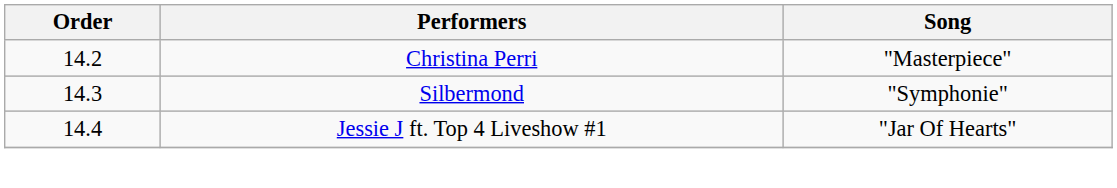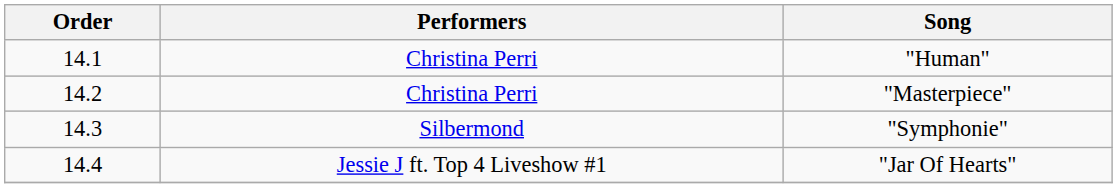+ row: (948, 57)
